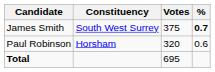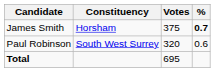(117, 28) South West Surrey -> (96, 28) Horsham
(96, 43) Horsham -> (117, 43) South West Surrey
